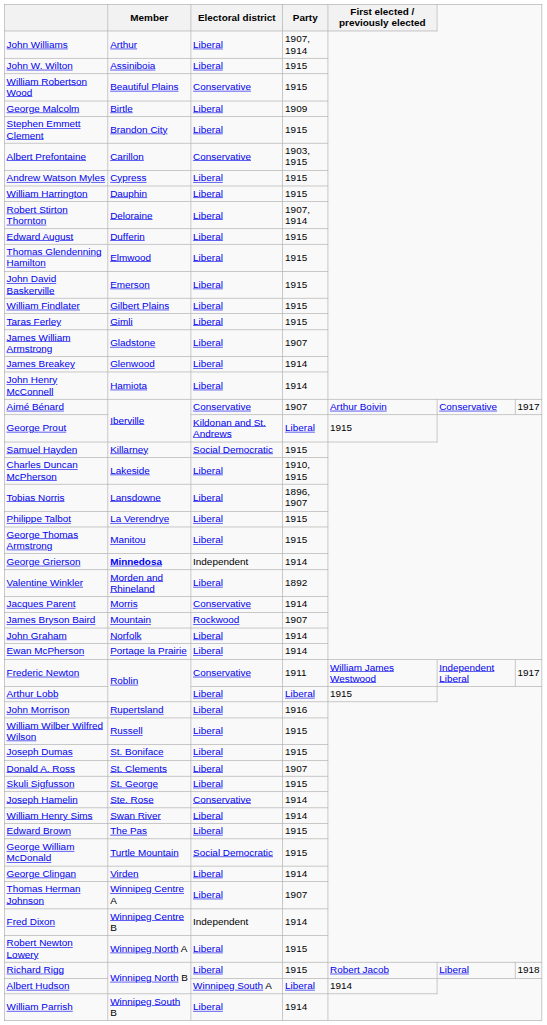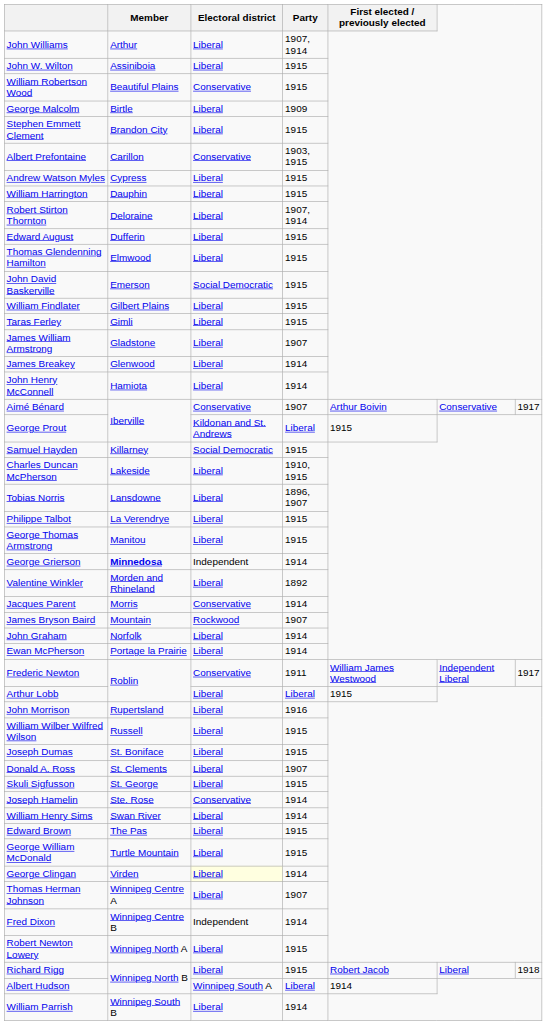(208, 284) Liberal -> (233, 284) Social Democratic
(233, 852) Social Democratic -> (208, 852) Liberal
(208, 874) no background -> (208, 874) lightyellow background
